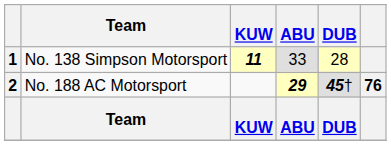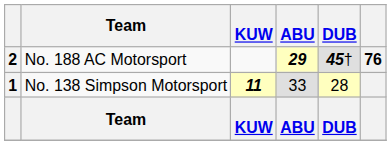rows swapped: (13, 59) <-> (13, 84)
